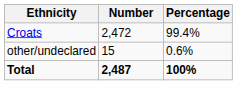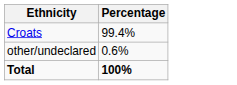- column: (131, 13)
